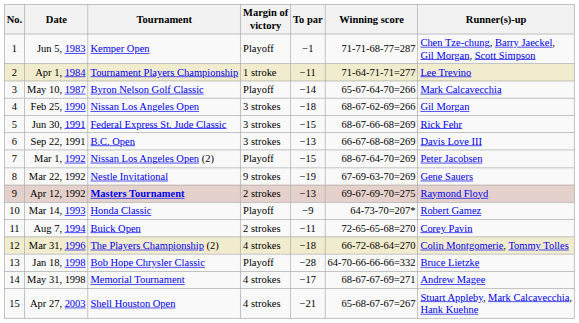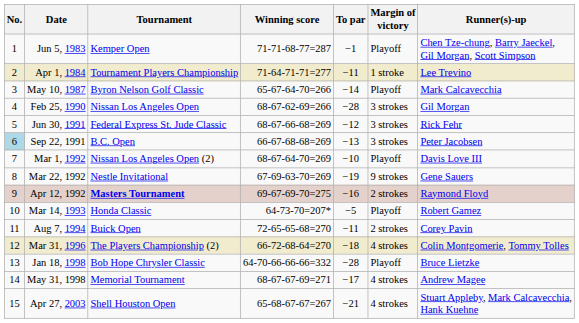columns swapped: (372, 19) <-> (266, 19)
(308, 107) −18 -> (351, 107) −28
(308, 124) −15 -> (351, 124) −12
(14, 141) no background -> (14, 141) lightblue background
(451, 141) Davis Love III -> (451, 141) Peter Jacobsen
(308, 159) −15 -> (351, 159) −10
(451, 159) Peter Jacobsen -> (451, 159) Davis Love III
(308, 193) −13 -> (351, 193) −16
(308, 211) −9 -> (351, 211) −5
